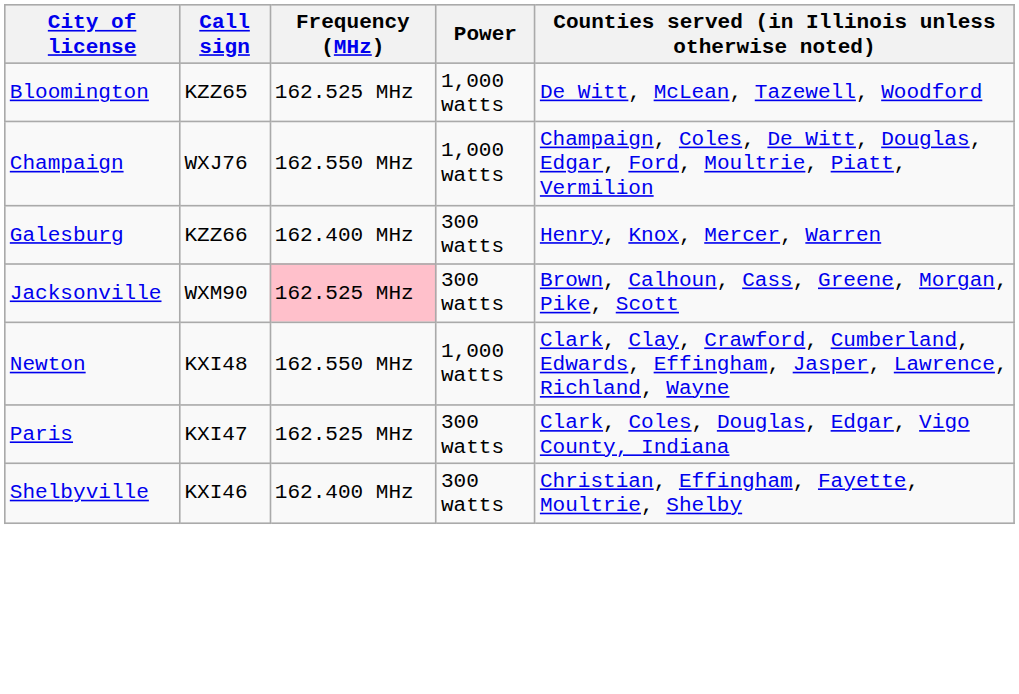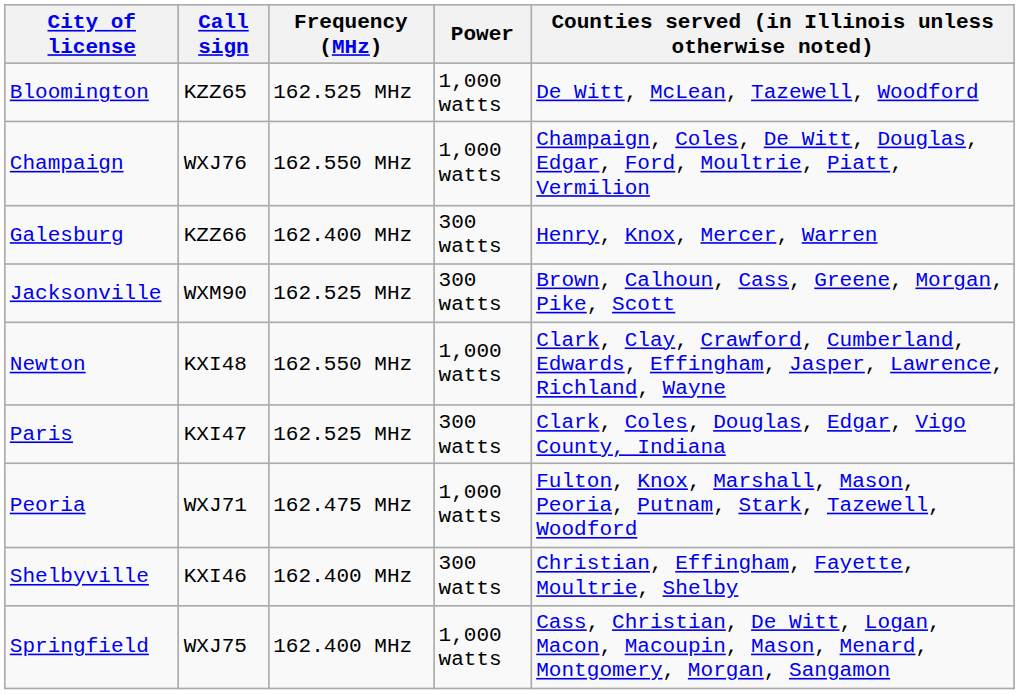(344, 293) pink background -> (343, 293) no background
+ row: (48, 505)
+ row: (79, 647)
